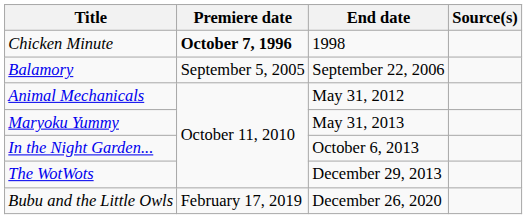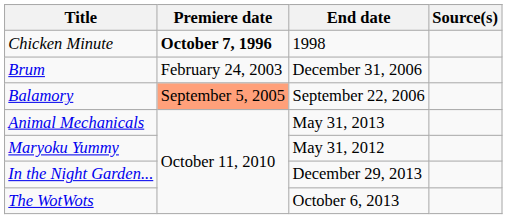+ row: (27, 69)
(243, 69) no background -> (223, 95) lightsalmon background
(358, 95) May 31, 2012 -> (339, 122) May 31, 2013
(358, 122) May 31, 2013 -> (339, 148) May 31, 2012
(366, 148) October 6, 2013 -> (357, 174) December 29, 2013
(377, 174) December 29, 2013 -> (346, 200) October 6, 2013
- row: (91, 200)
